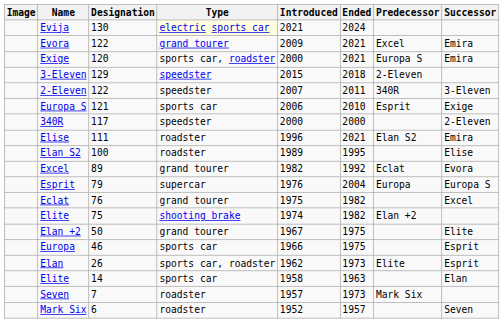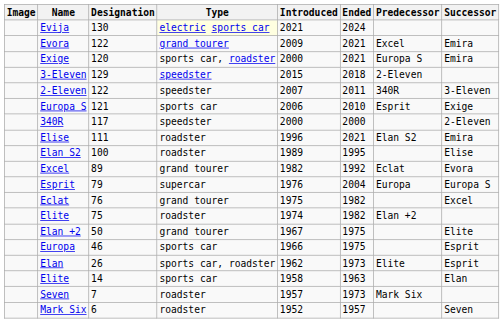(200, 216) shooting brake -> (183, 216) roadster
